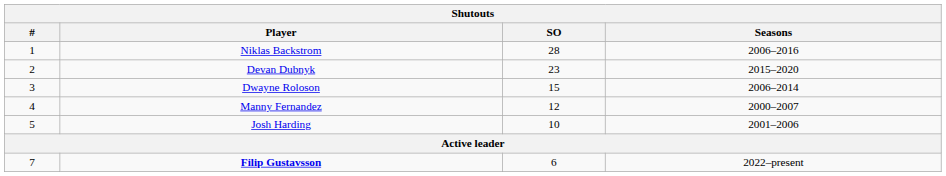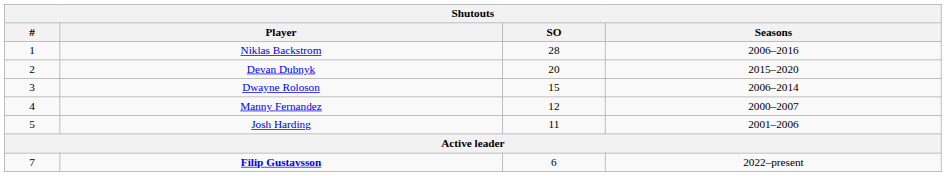(554, 69) 23 -> (554, 69) 20
(554, 125) 10 -> (554, 125) 11
